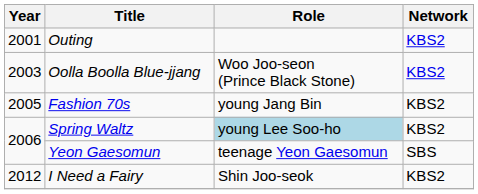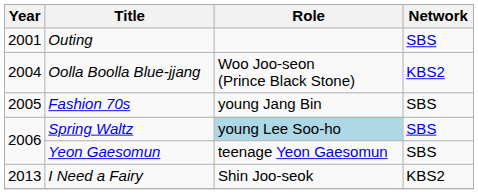(426, 40) KBS2 -> (421, 40) SBS
(25, 72) 2003 -> (25, 72) 2004
(426, 104) KBS2 -> (421, 104) SBS
(426, 128) KBS2 -> (421, 128) SBS
(25, 176) 2012 -> (25, 176) 2013
